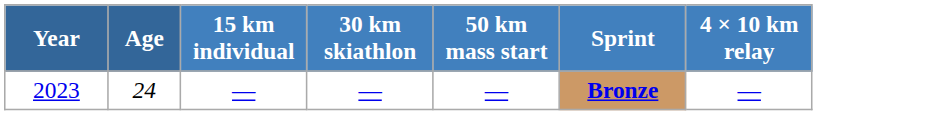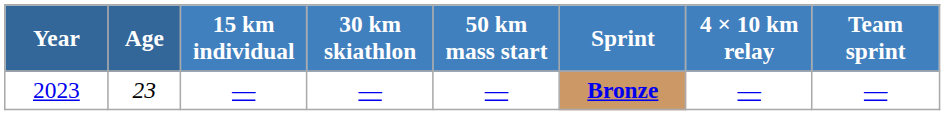+ column: (876, 37)
(144, 90) 24 -> (144, 90) 23
